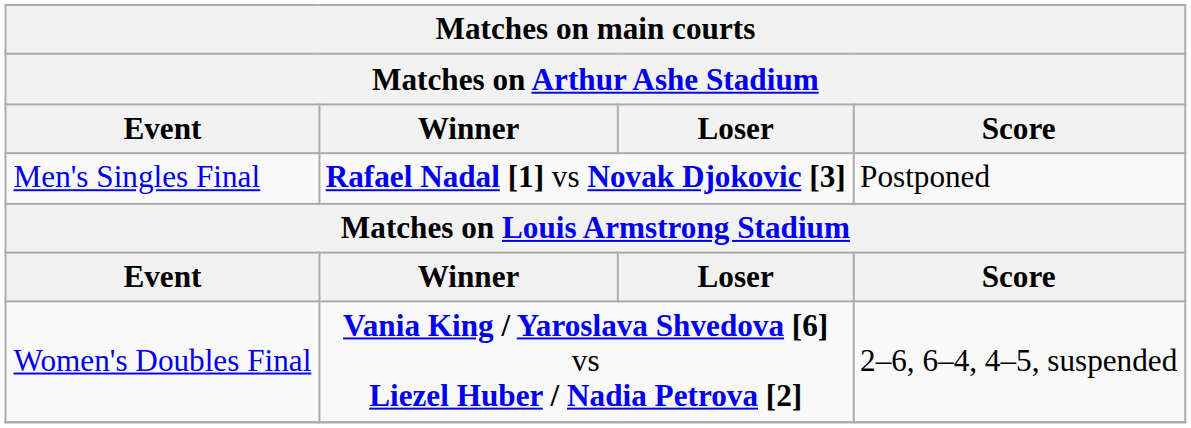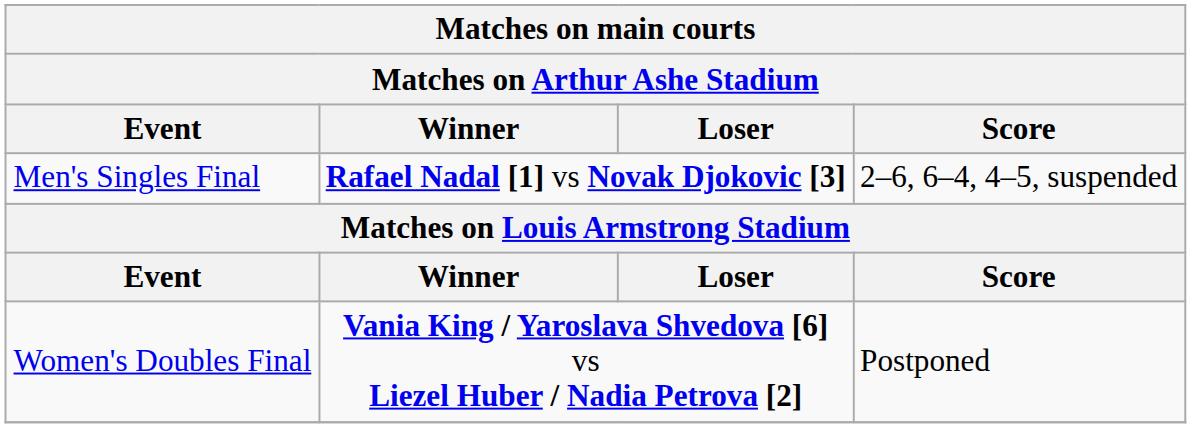(925, 177) Postponed -> (1019, 177) 2–6, 6–4, 4–5, suspended
(1019, 361) 2–6, 6–4, 4–5, suspended -> (925, 361) Postponed
